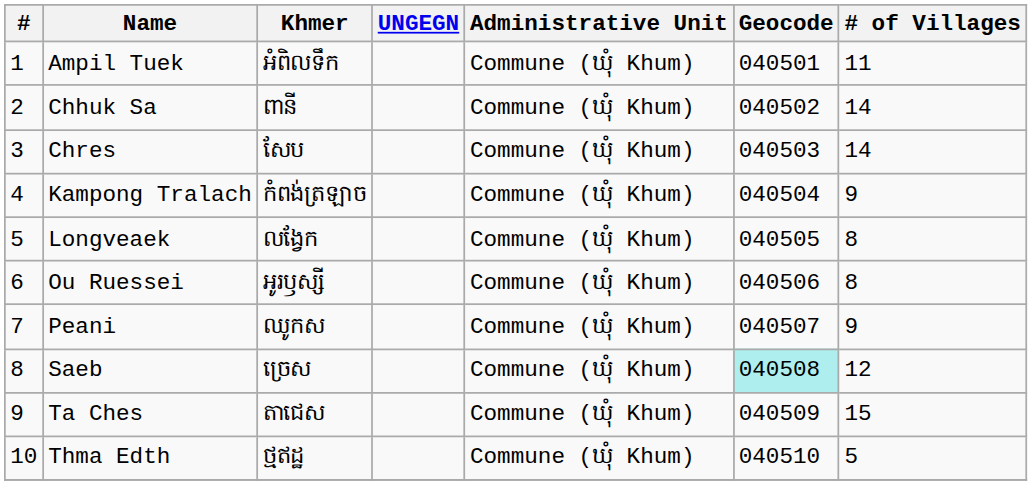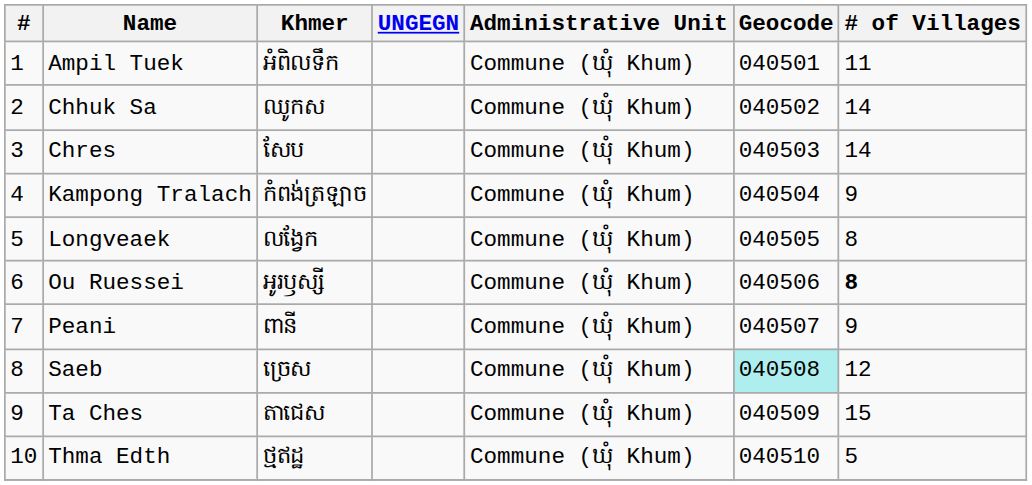(280, 107) ពានី -> (294, 107) ឈូកស
(851, 283) normal -> (851, 283) bold
(294, 327) ឈូកស -> (280, 327) ពានី
